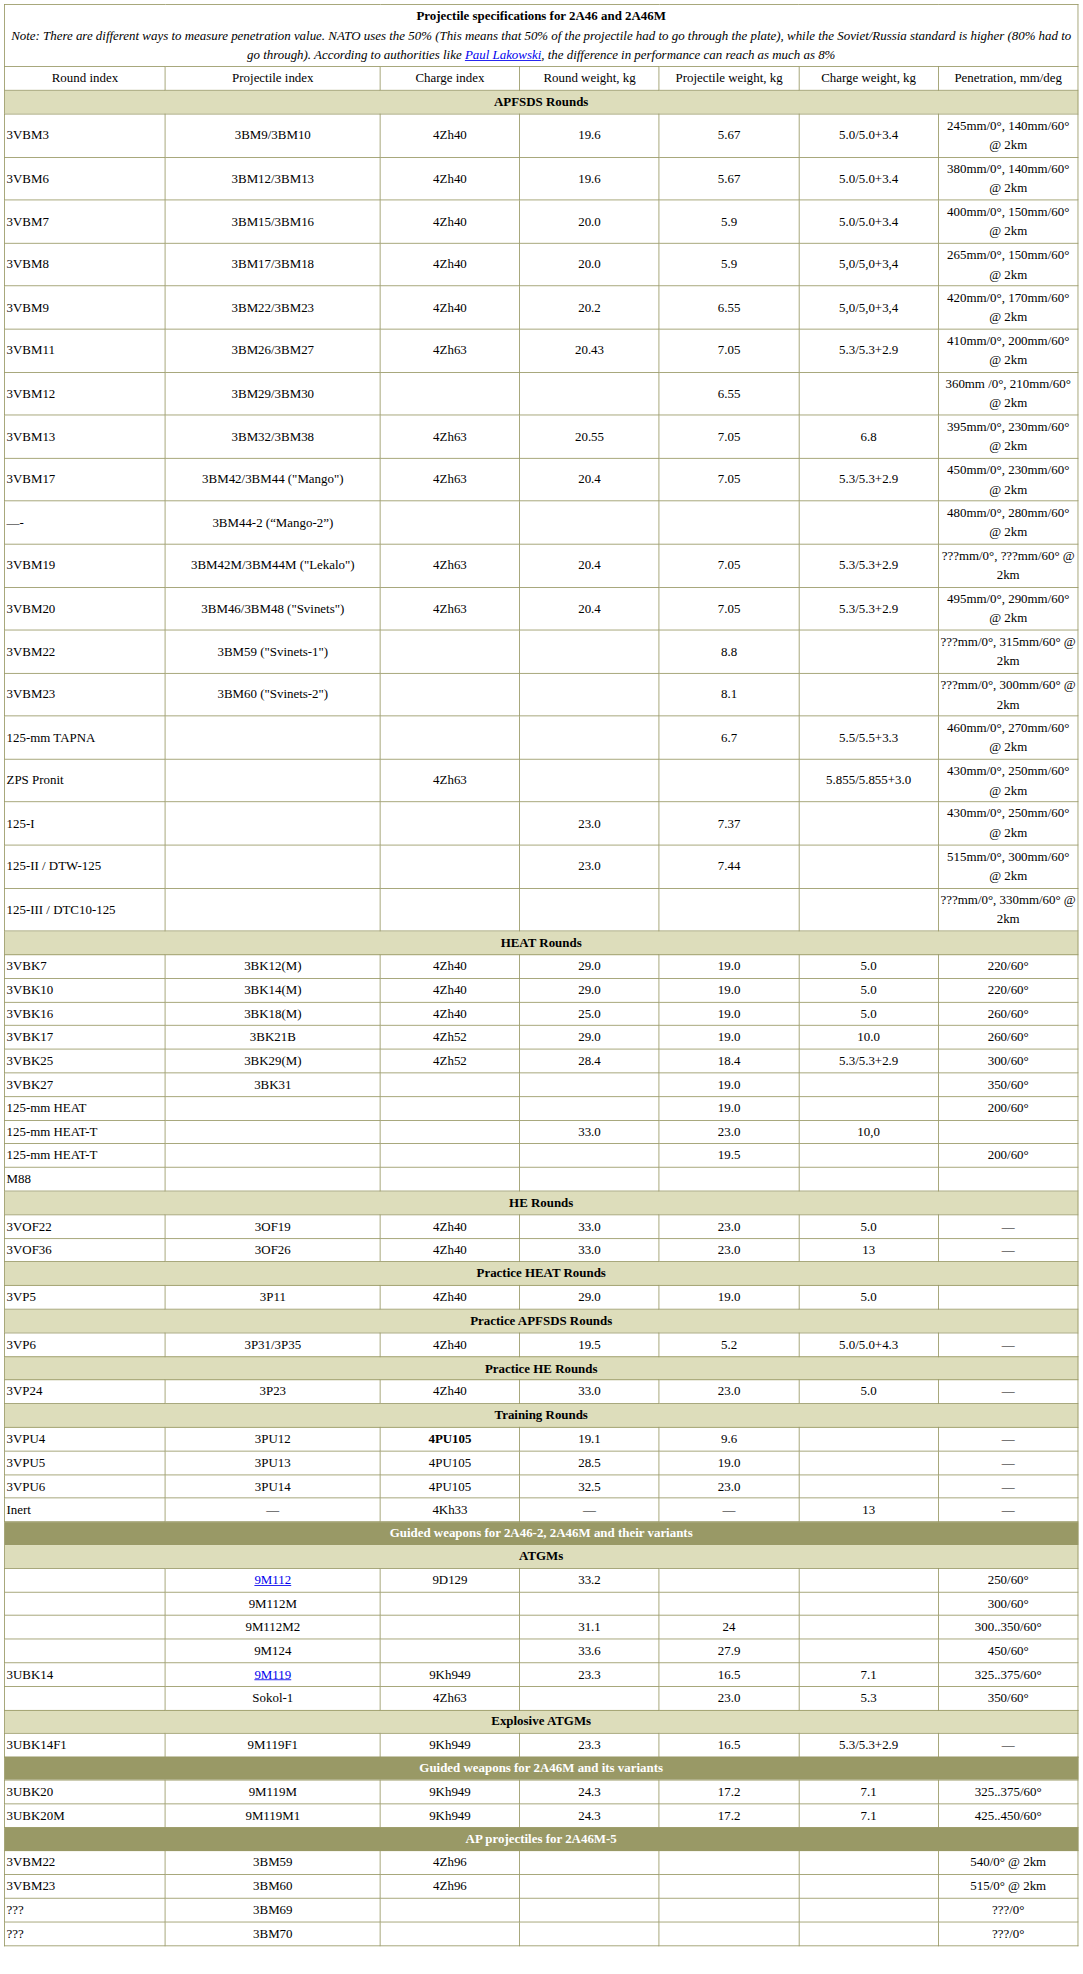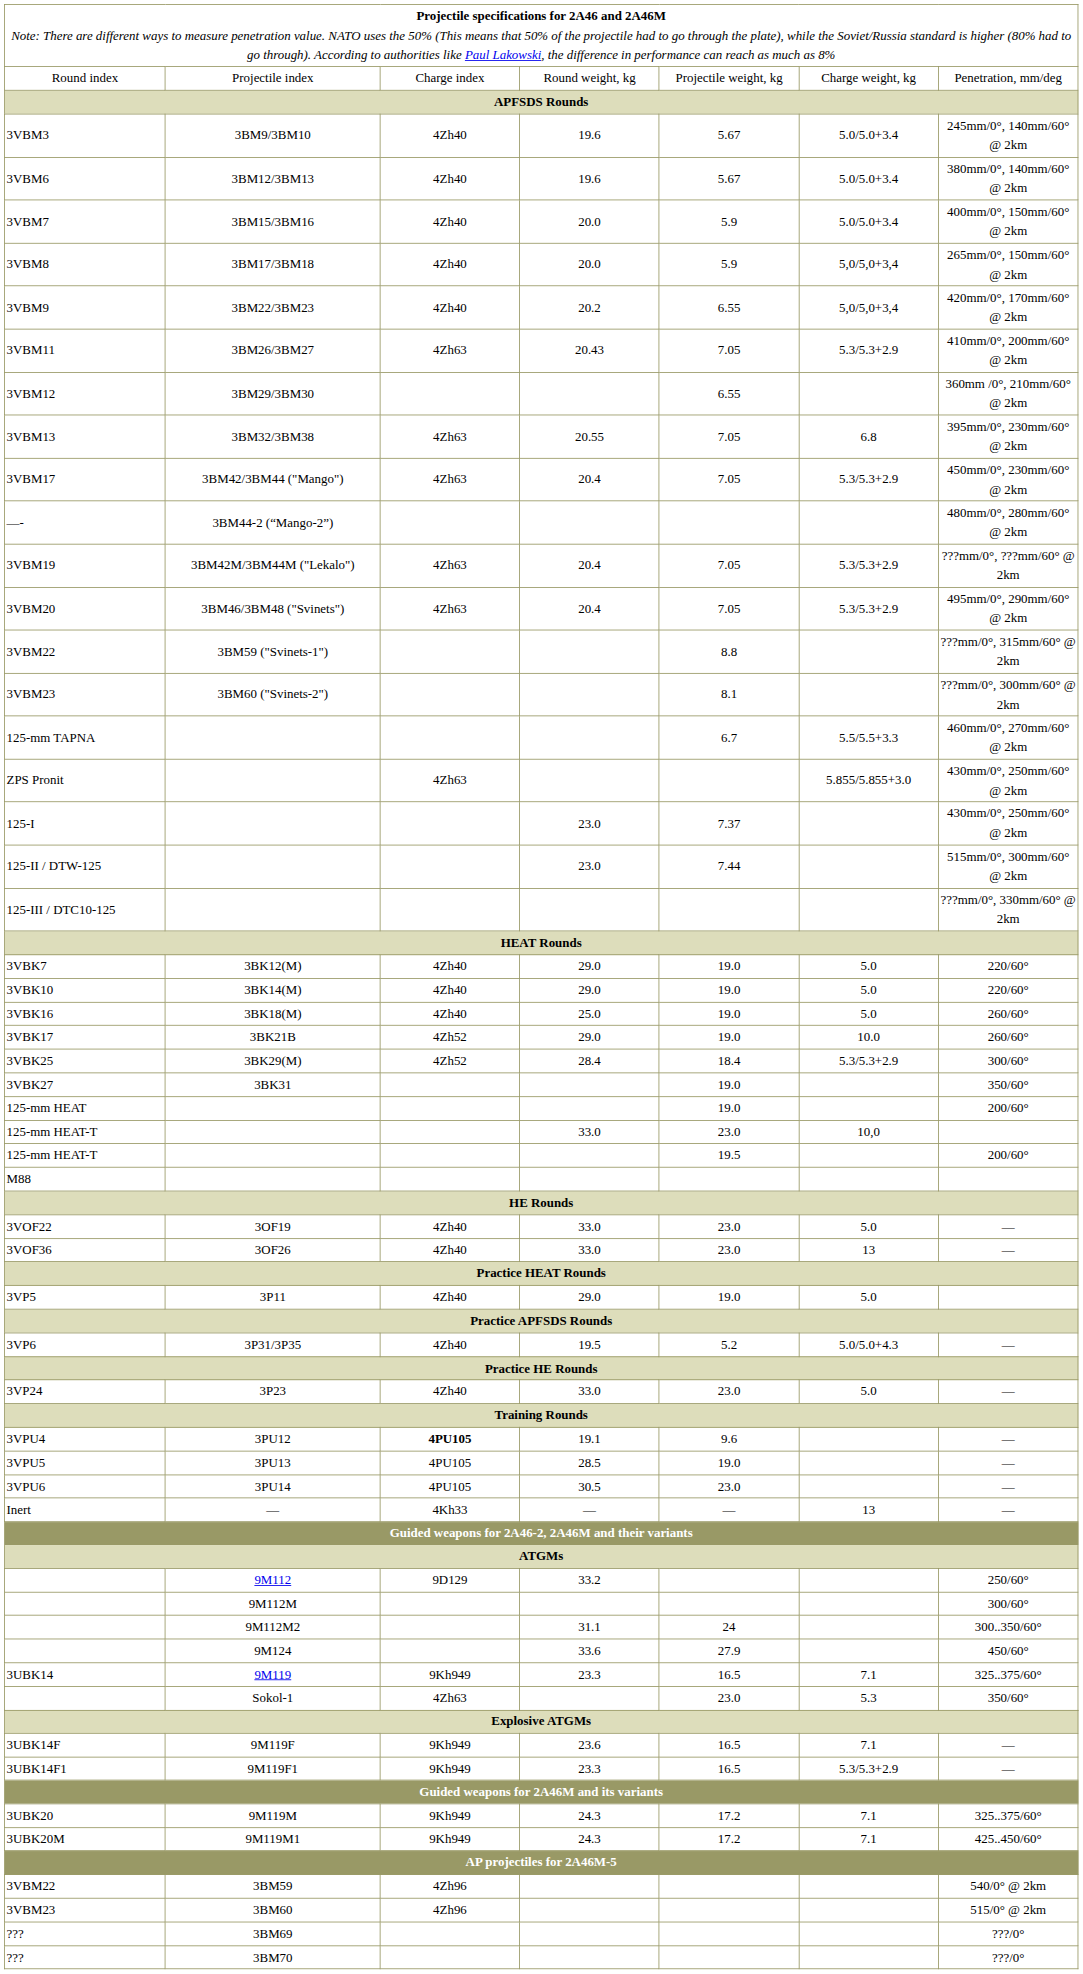(590, 1486) 32.5 -> (590, 1486) 30.5
+ row: (33, 1744)
